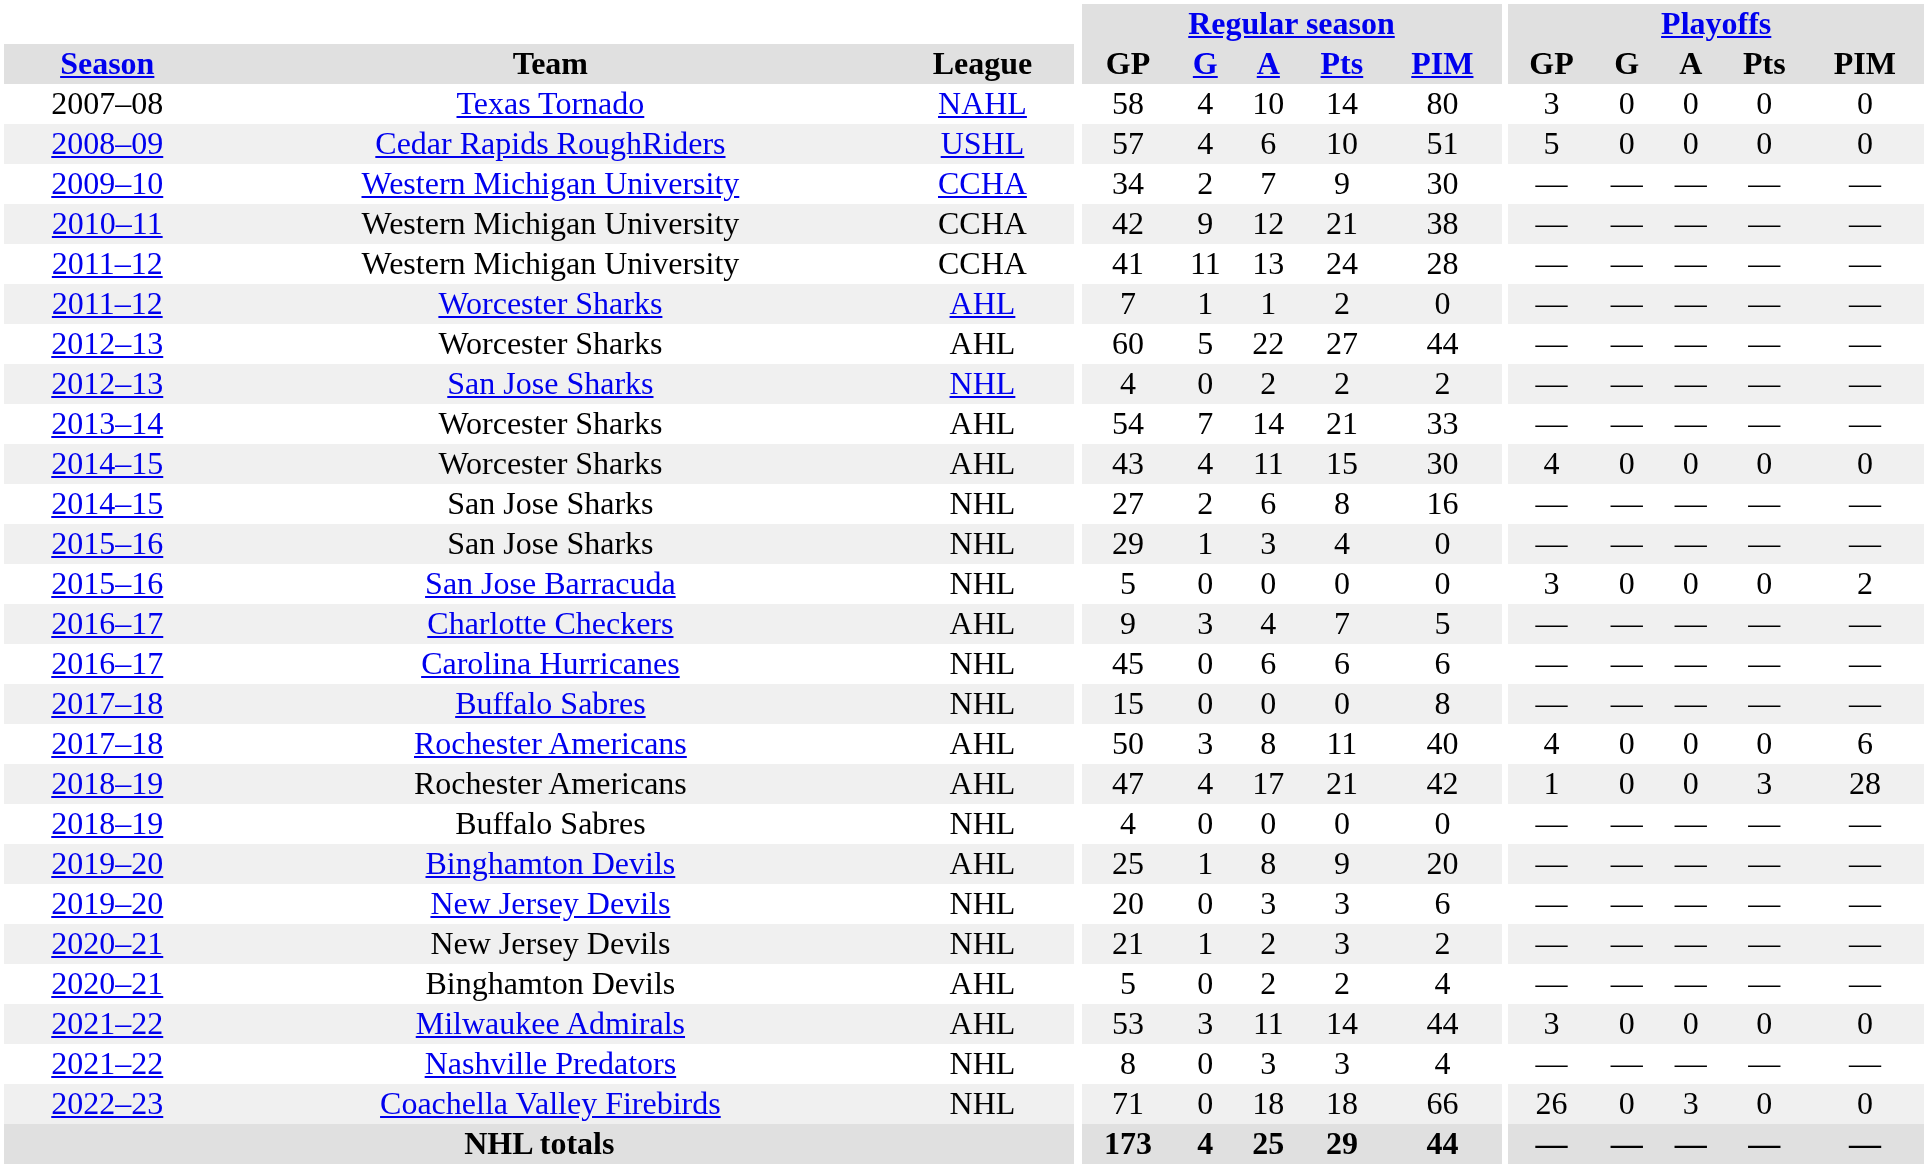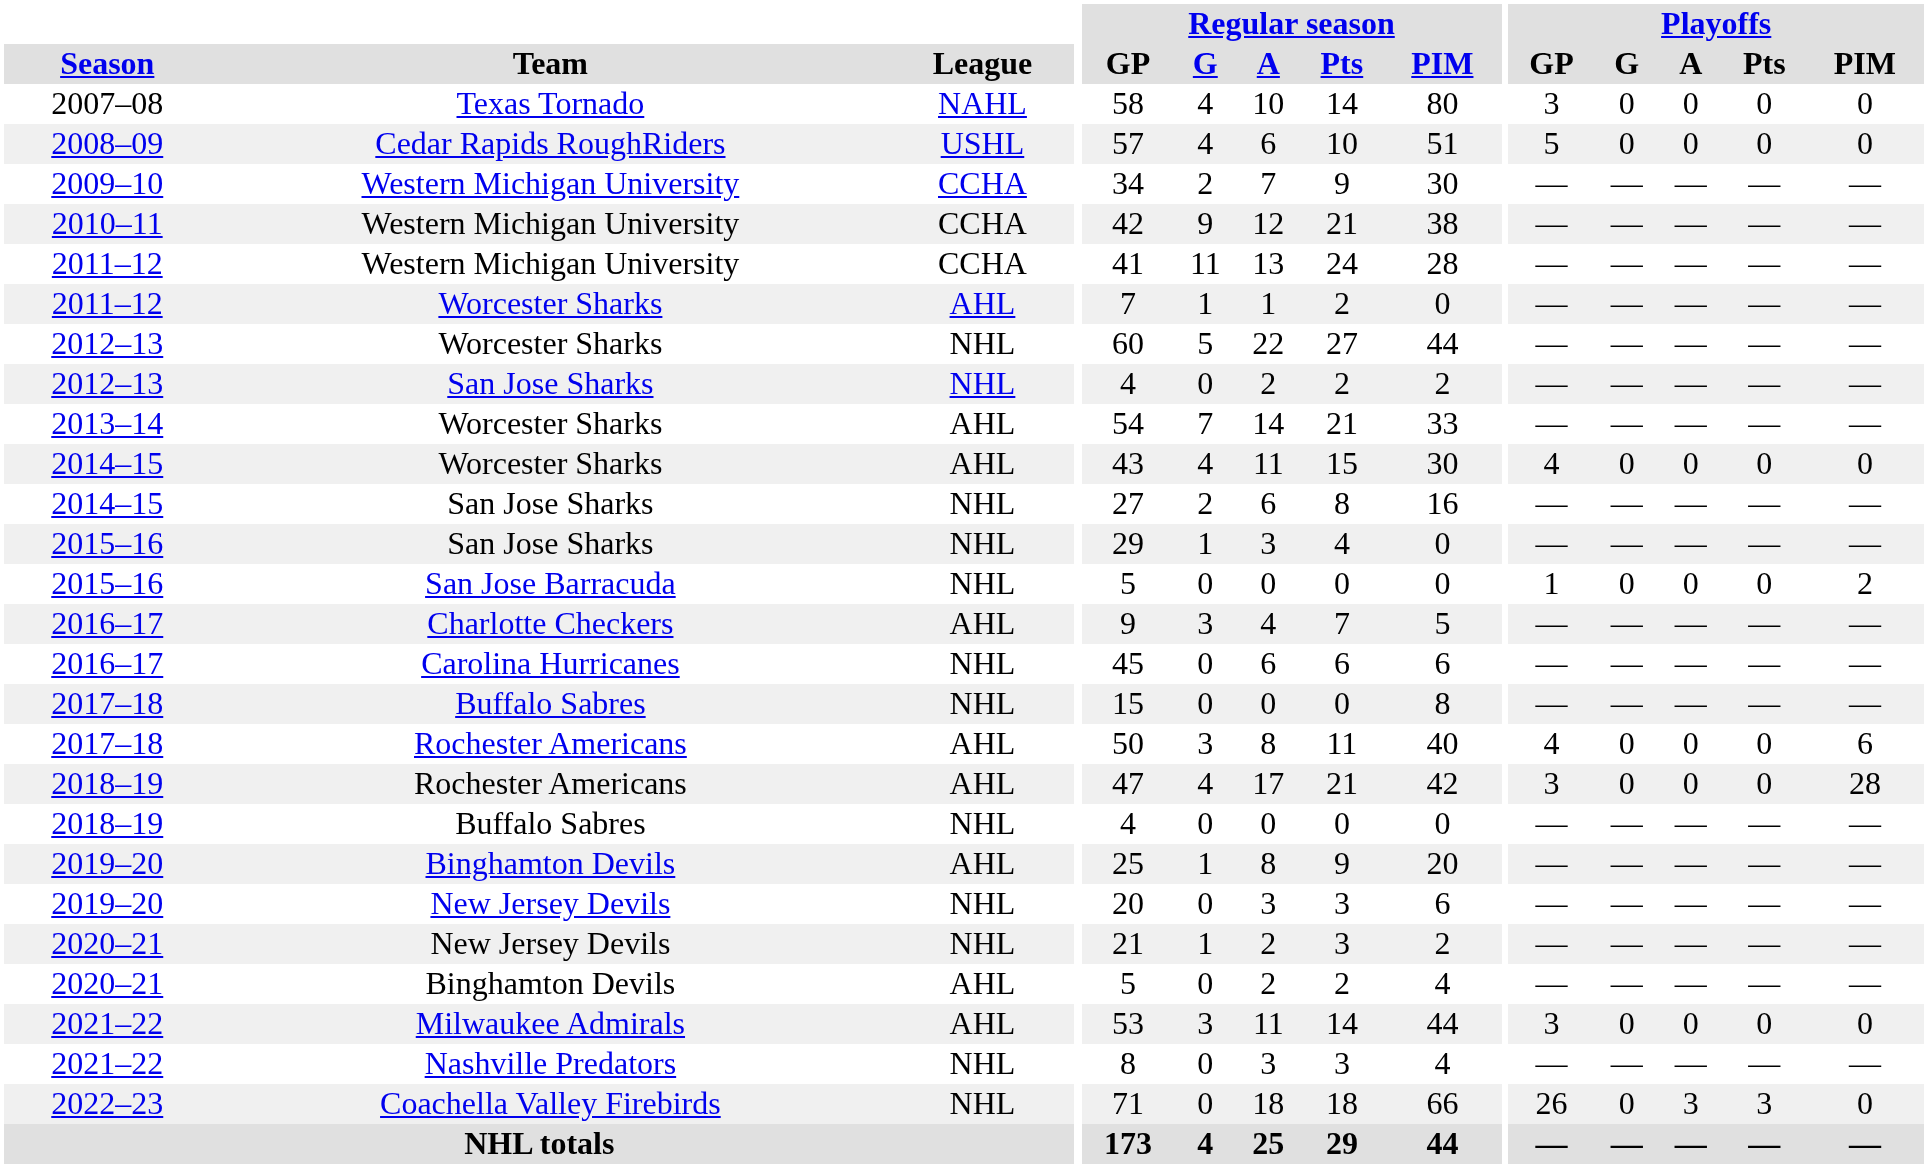(982, 343) AHL -> (982, 343) NHL
(1552, 583) 3 -> (1552, 583) 1
(1552, 783) 1 -> (1552, 783) 3
(1764, 783) 3 -> (1764, 783) 0
(1764, 1103) 0 -> (1764, 1103) 3
